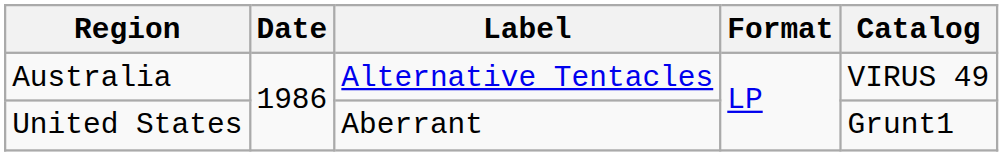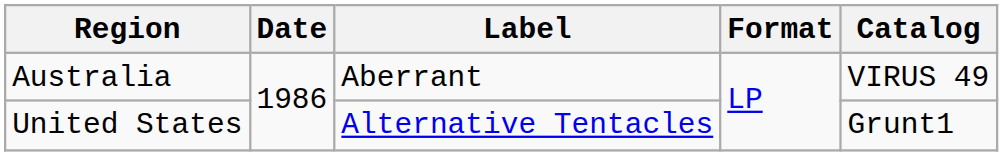(527, 77) Alternative Tentacles -> (412, 77) Aberrant
(412, 125) Aberrant -> (527, 125) Alternative Tentacles
